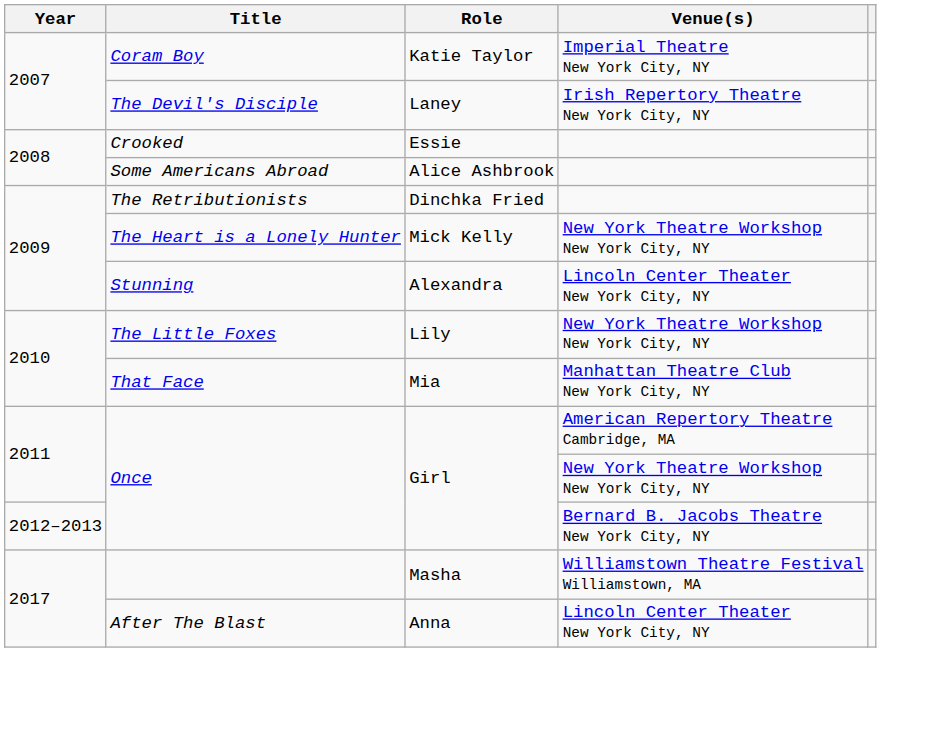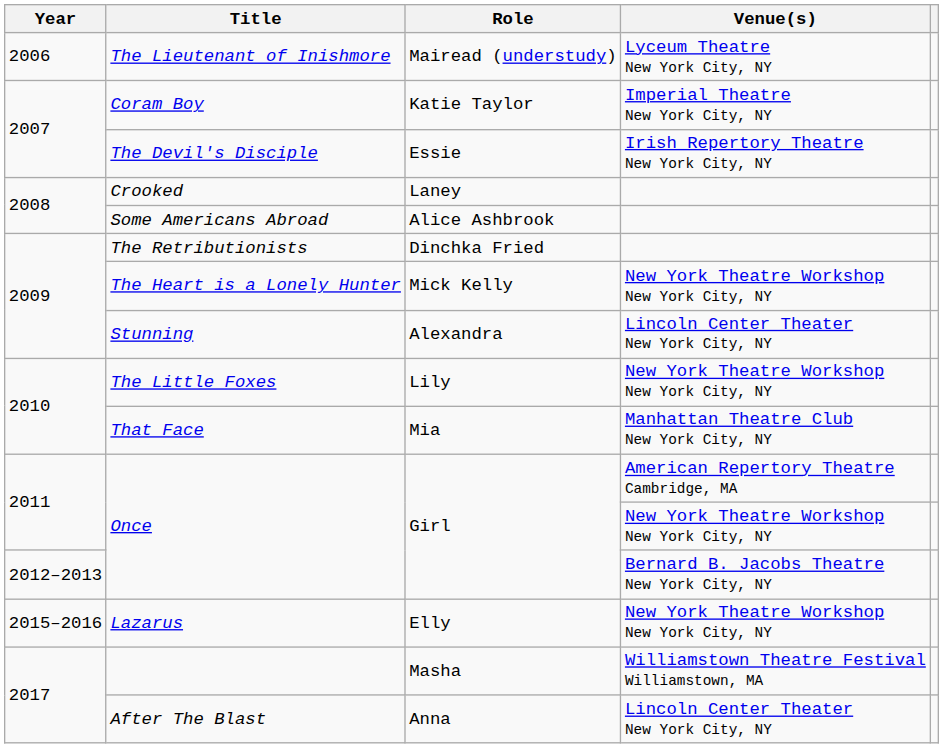+ row: (250, 57)
(435, 105) Laney -> (435, 153) Essie
(435, 143) Essie -> (435, 191) Laney
+ row: (147, 623)
